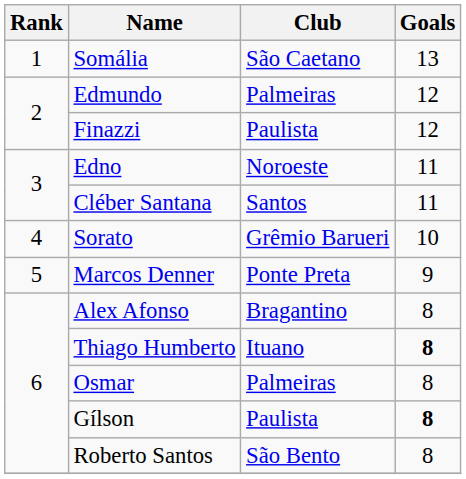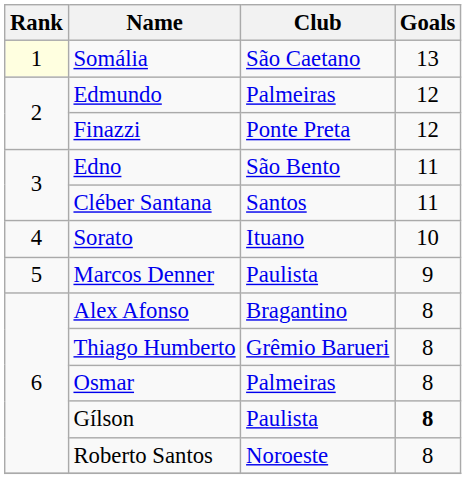(36, 58) no background -> (36, 58) lightyellow background
(282, 130) Paulista -> (298, 130) Ponte Preta
(287, 166) Noroeste -> (293, 166) São Bento
(318, 238) Grêmio Barueri -> (275, 238) Ituano
(298, 274) Ponte Preta -> (282, 274) Paulista
(275, 346) Ituano -> (318, 346) Grêmio Barueri
(428, 346) bold -> (428, 346) normal
(293, 454) São Bento -> (287, 454) Noroeste
